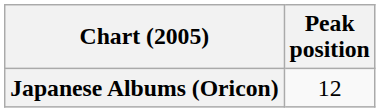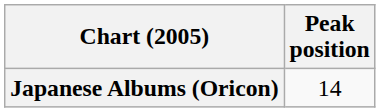(330, 87) 12 -> (330, 87) 14
